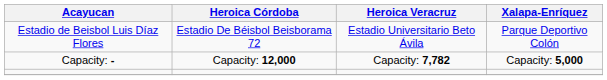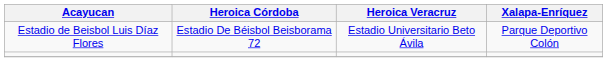- row: (88, 60)
